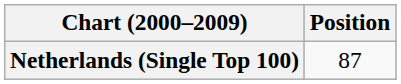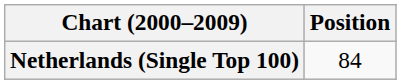(350, 60) 87 -> (350, 60) 84
